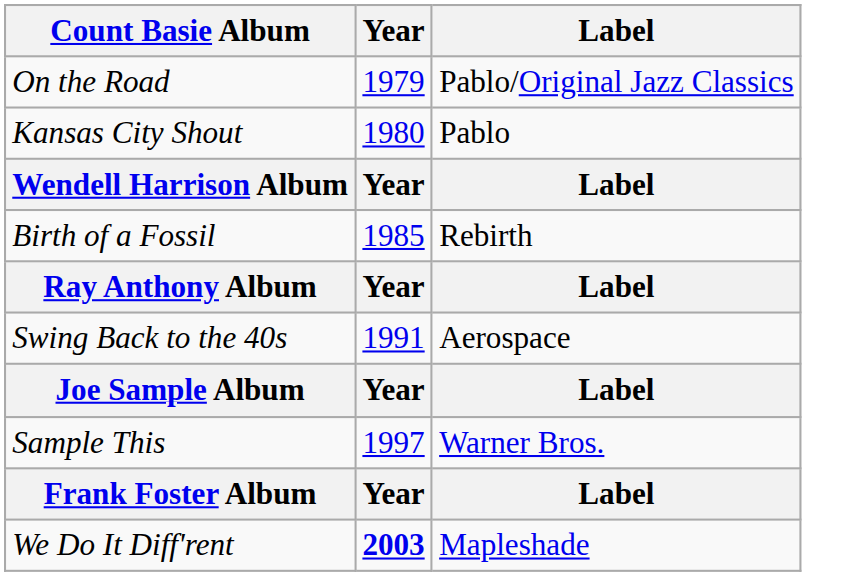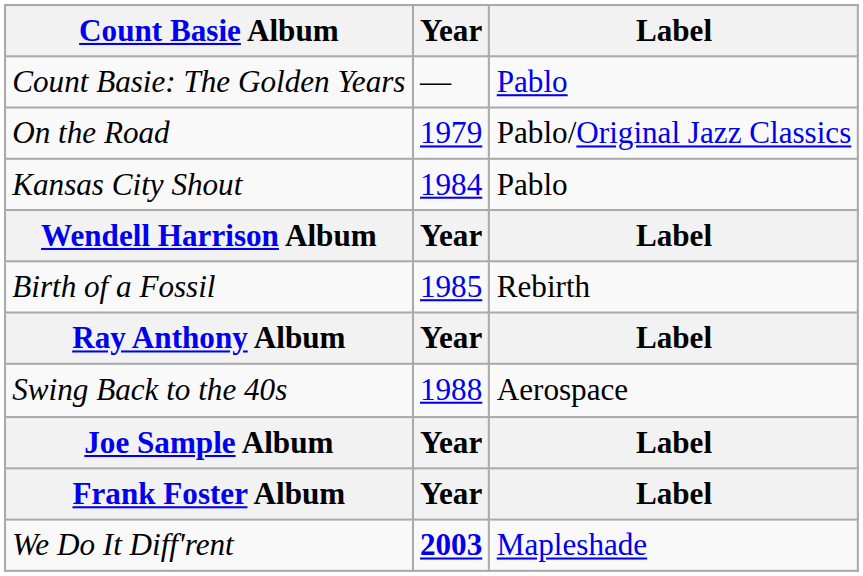+ row: (209, 81)
(394, 133) 1980 -> (451, 184) 1984
(394, 338) 1991 -> (451, 390) 1988
- row: (89, 441)
